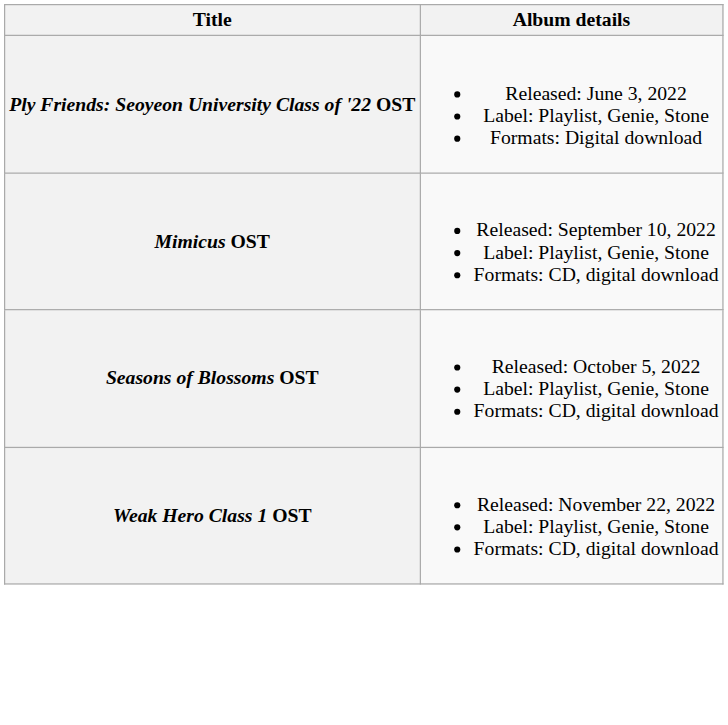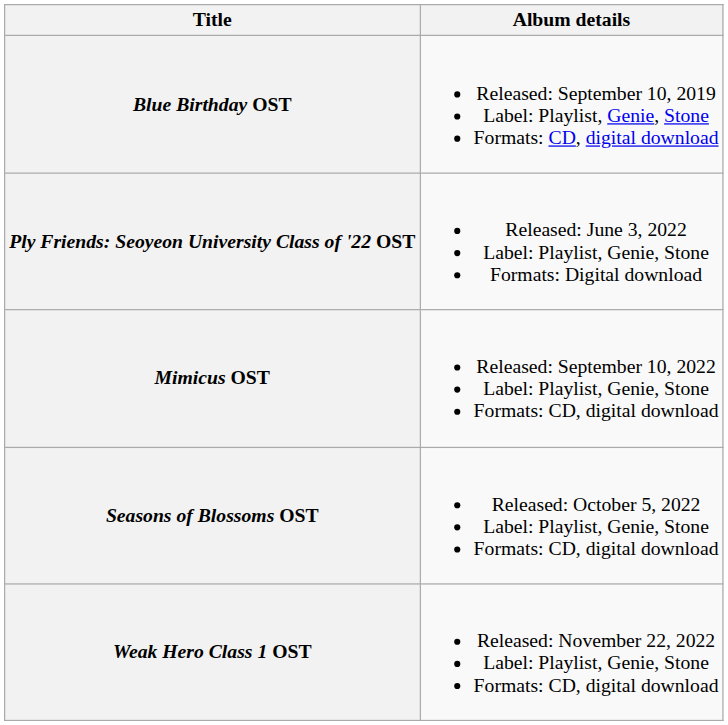+ row: (212, 104)
